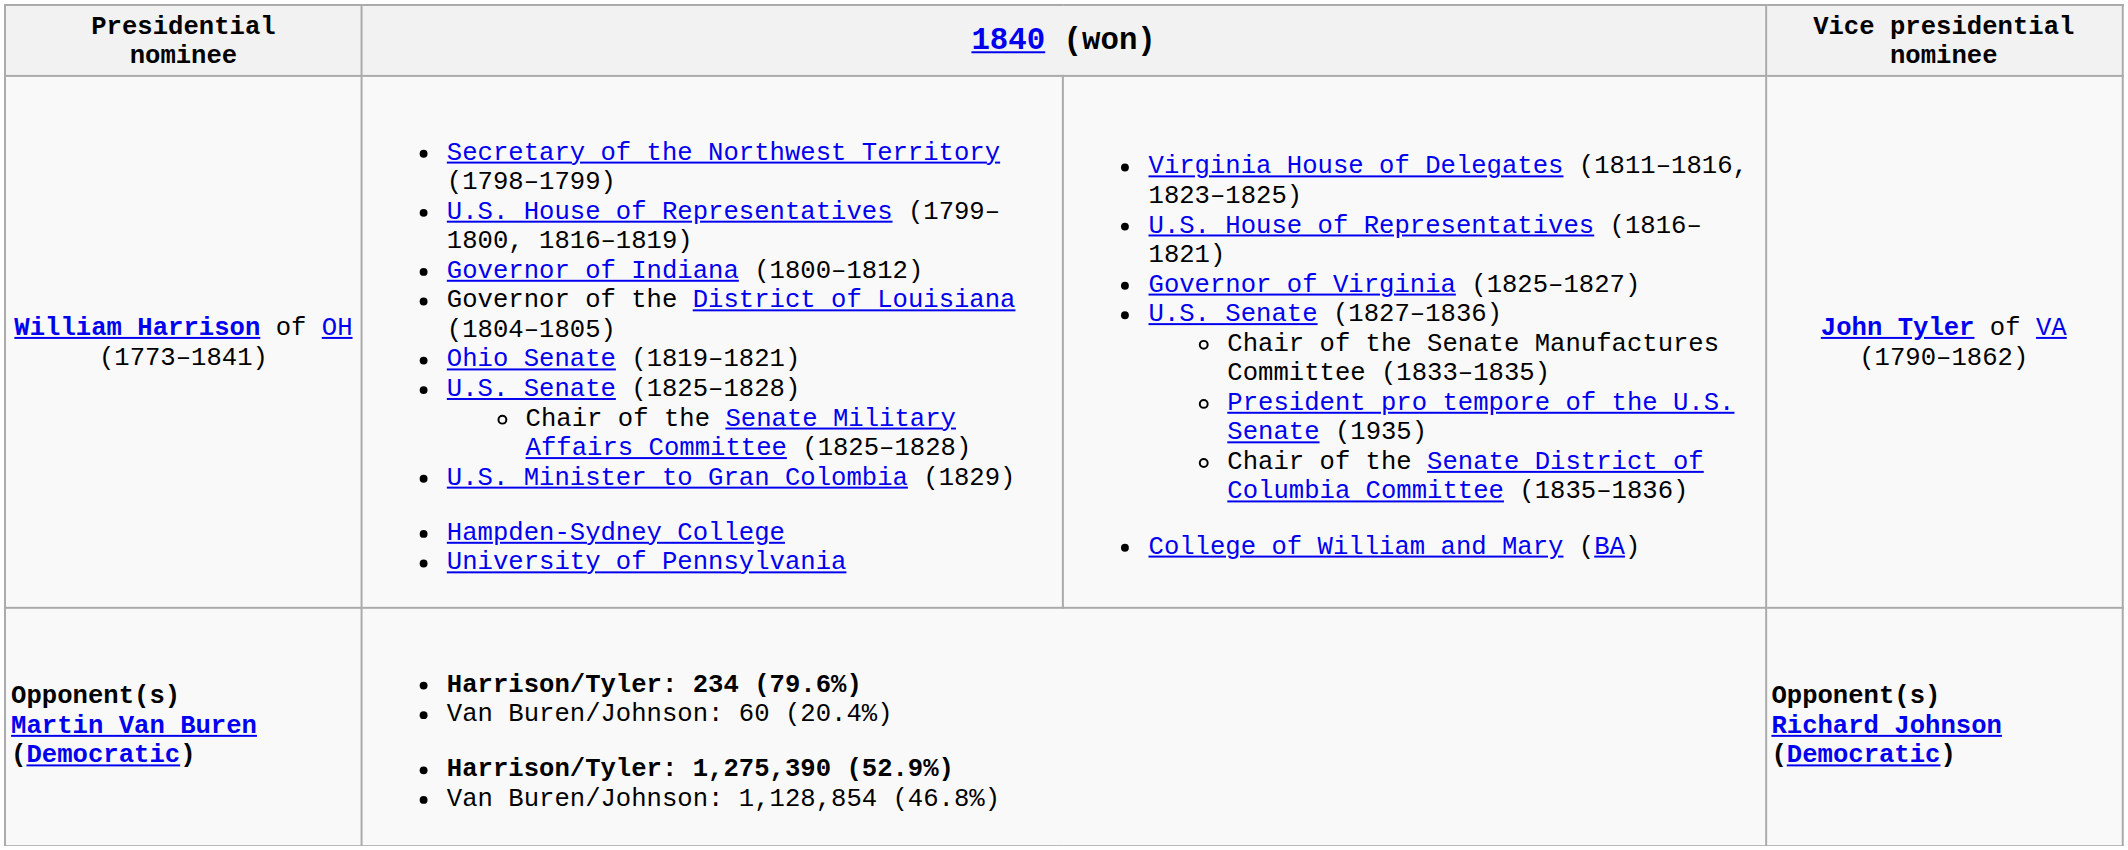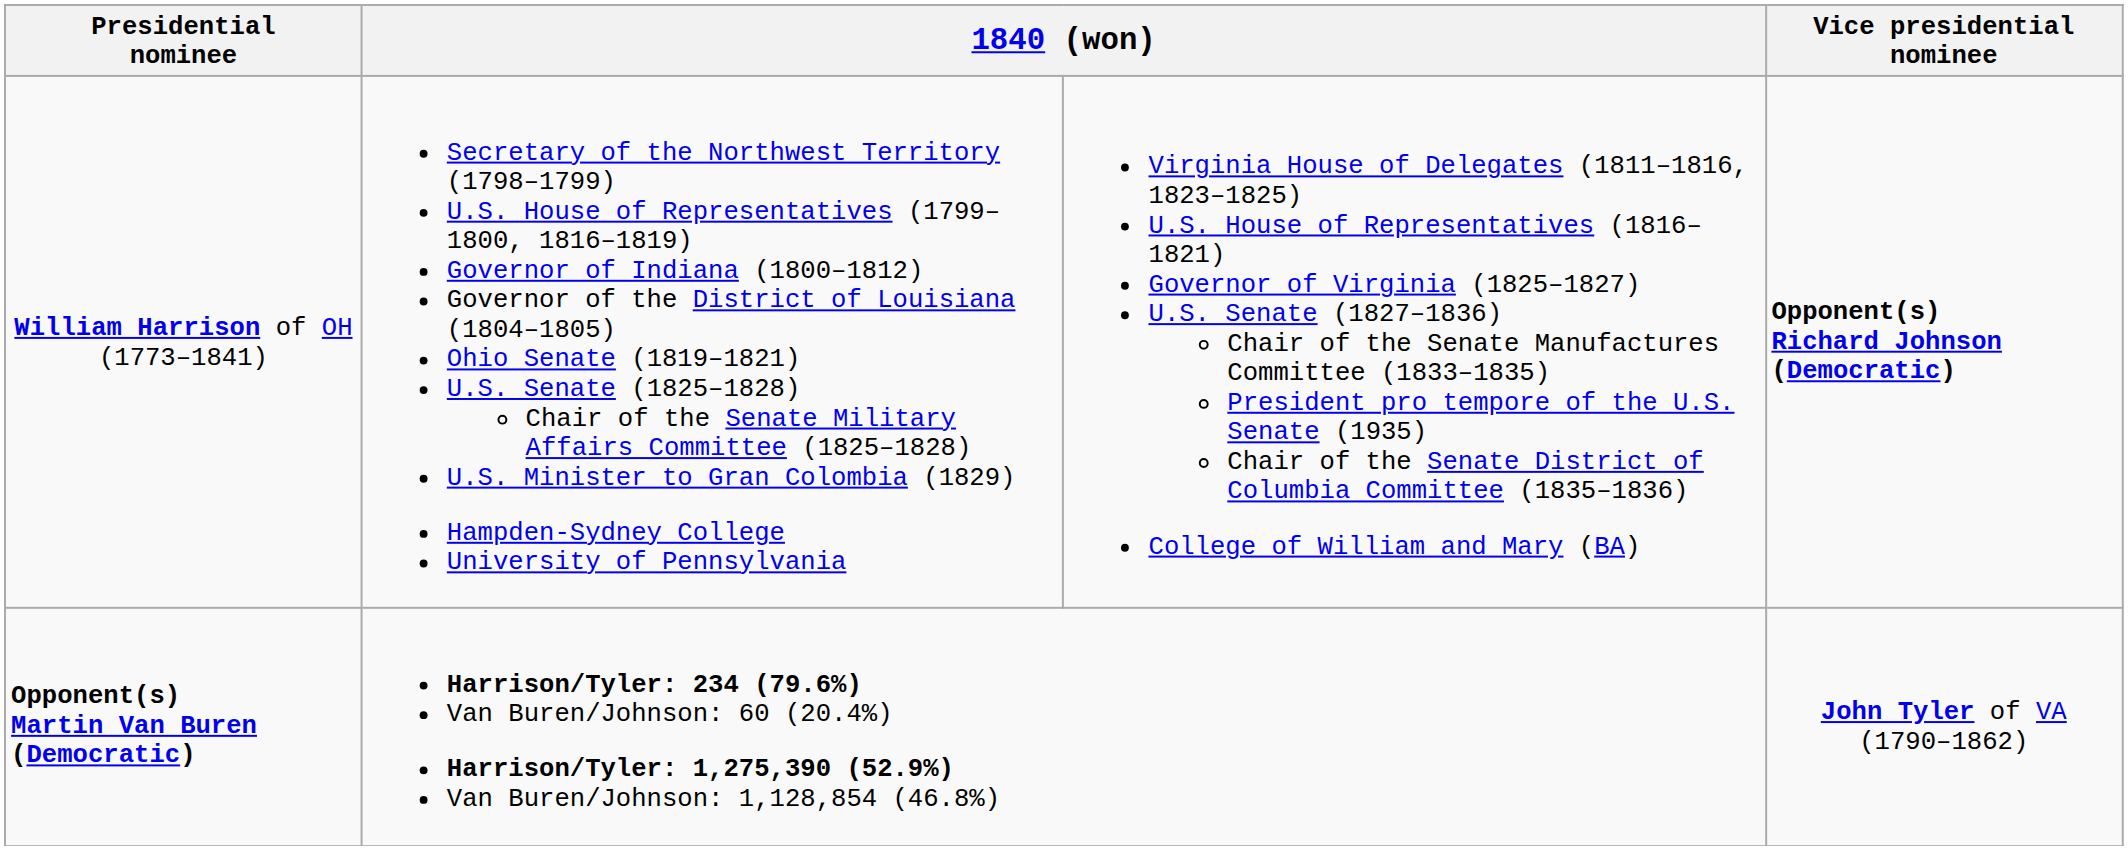(1944, 342) John Tyler of VA (1790–1862) -> (1887, 342) Opponent(s) Richard Johnson (Democratic)
(1887, 727) Opponent(s) Richard Johnson (Democratic) -> (1944, 727) John Tyler of VA (1790–1862)
